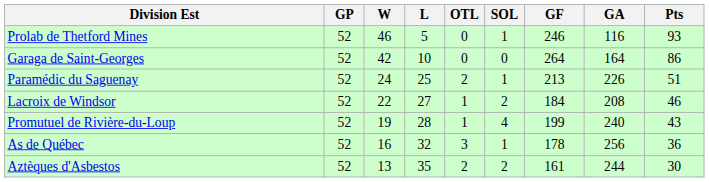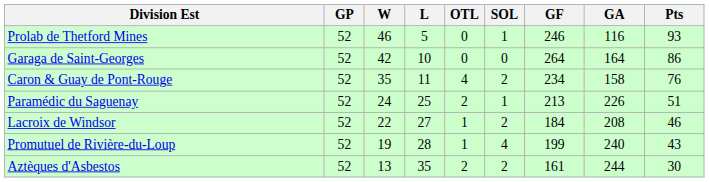+ row: (90, 79)
- row: (46, 144)
